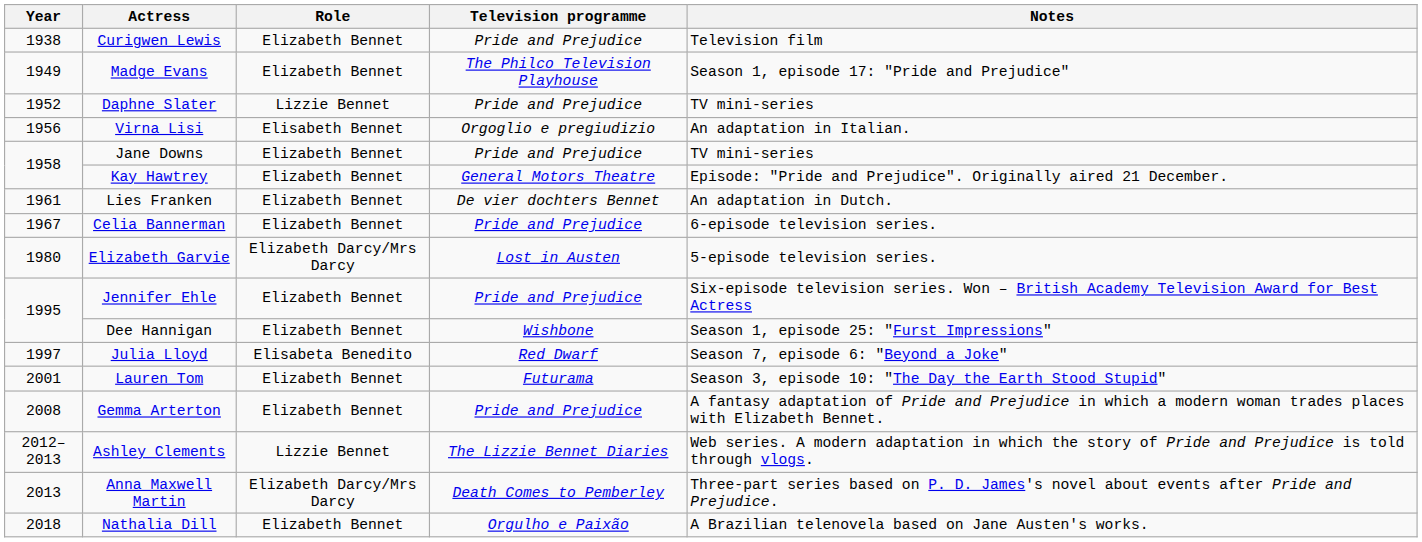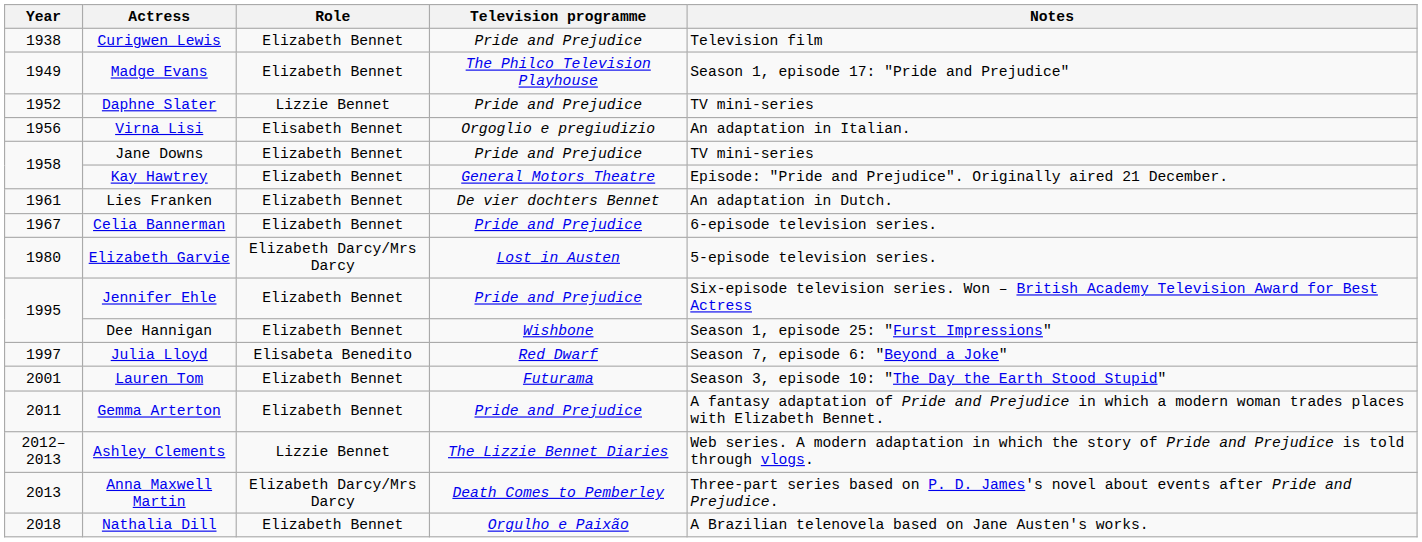(44, 411) 2008 -> (44, 411) 2011
